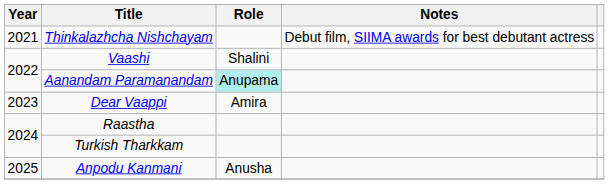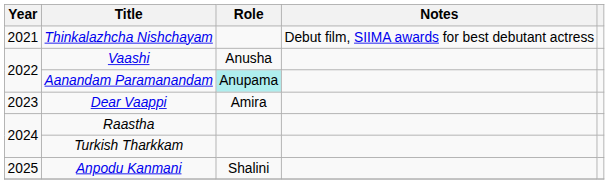(249, 59) Shalini -> (249, 59) Anusha
(249, 168) Anusha -> (249, 168) Shalini
